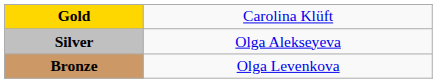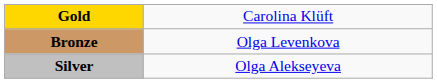rows swapped: (74, 41) <-> (74, 66)
